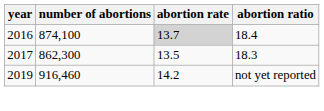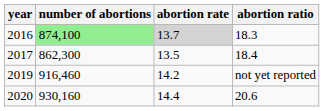(60, 34) no background -> (60, 34) lightgreen background
(246, 34) 18.4 -> (246, 34) 18.3
(246, 55) 18.3 -> (246, 55) 18.4
+ row: (20, 95)
